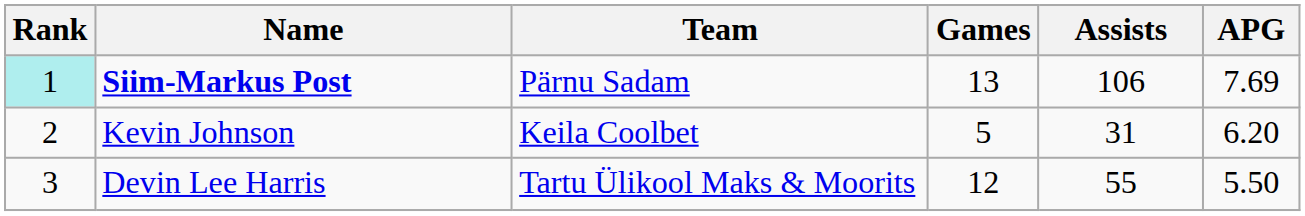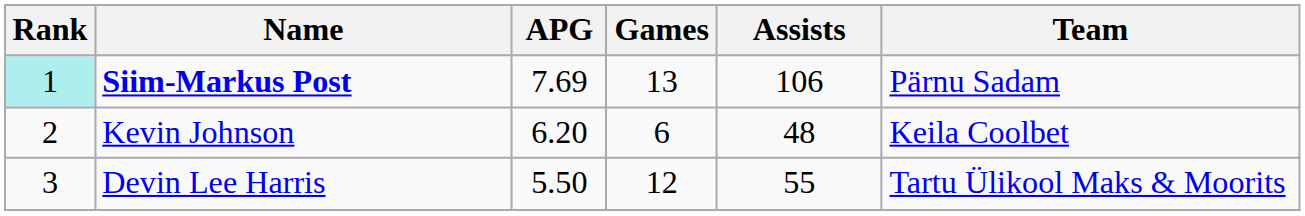columns swapped: (720, 30) <-> (1251, 30)
(983, 132) 5 -> (662, 132) 6
(1121, 132) 31 -> (799, 132) 48
